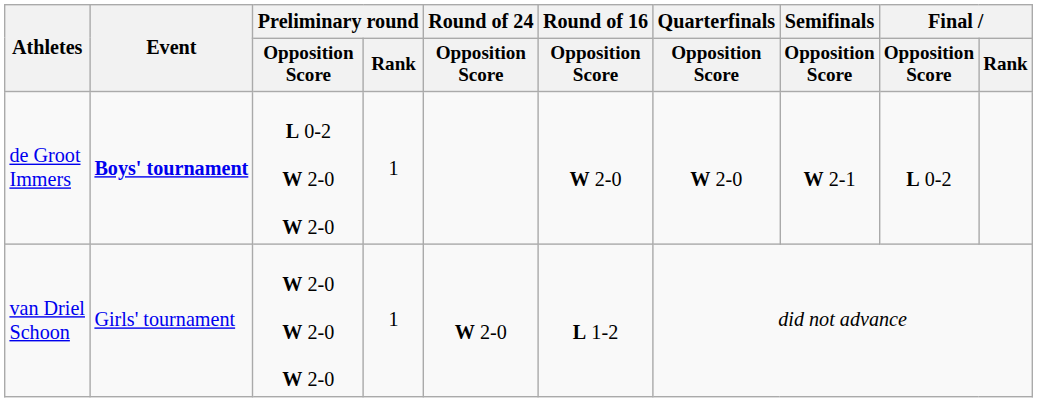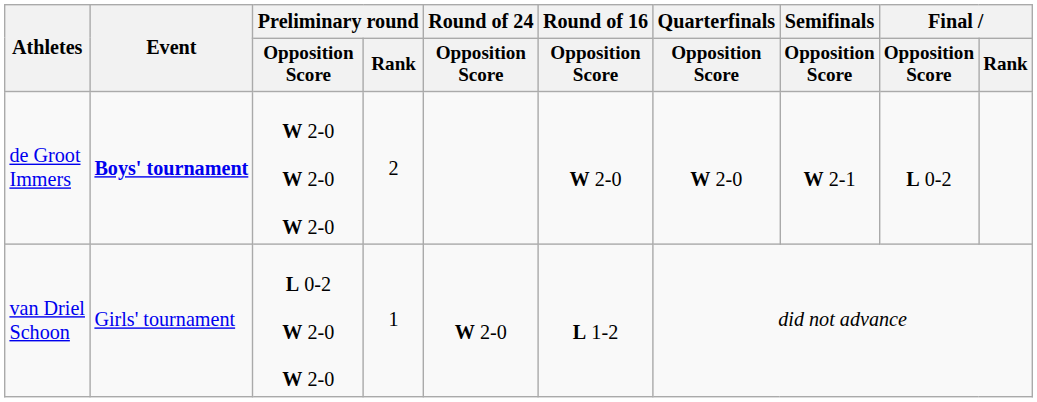(308, 180) L 0-2 W 2-0 W 2-0 -> (308, 180) W 2-0 W 2-0 W 2-0
(394, 168) 1 -> (394, 168) 2
(308, 332) W 2-0 W 2-0 W 2-0 -> (308, 332) L 0-2 W 2-0 W 2-0
